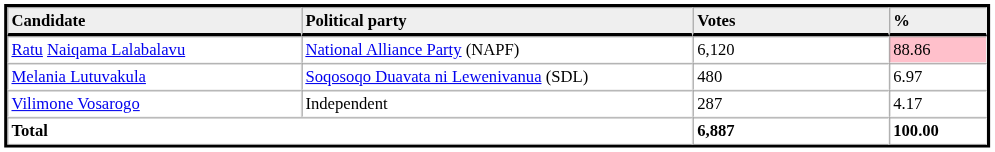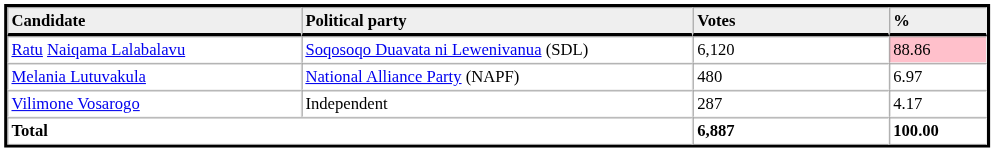(412, 49) National Alliance Party (NAPF) -> (447, 49) Soqosoqo Duavata ni Lewenivanua (SDL)
(447, 76) Soqosoqo Duavata ni Lewenivanua (SDL) -> (412, 76) National Alliance Party (NAPF)
